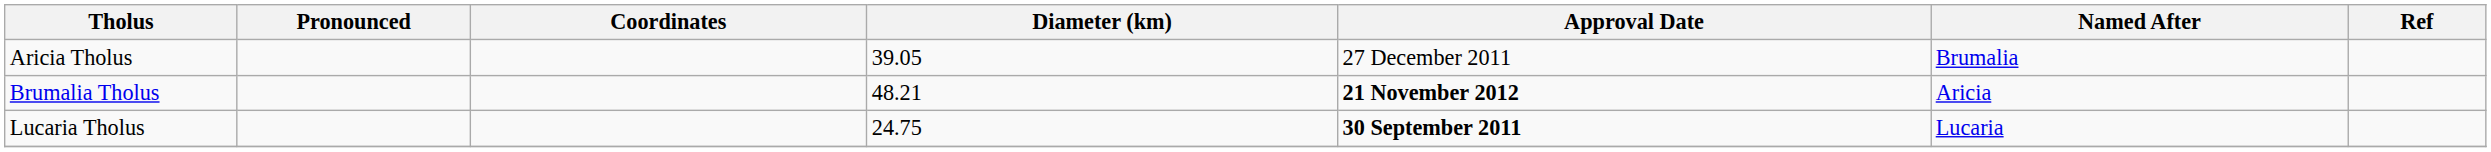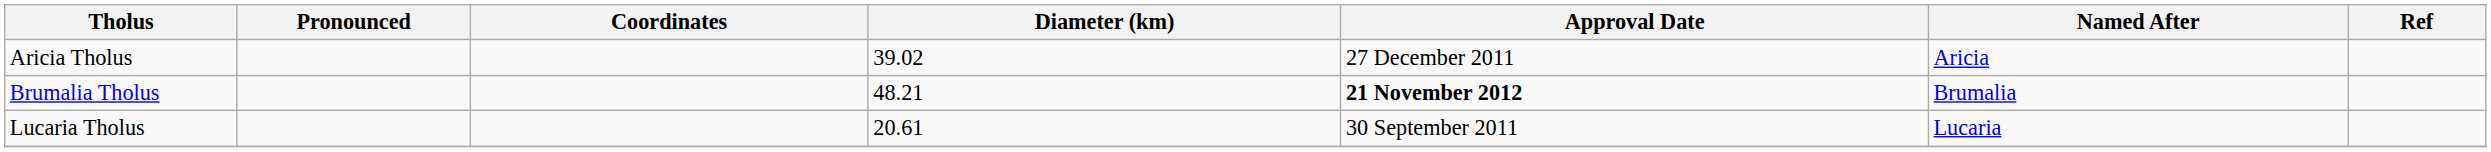(897, 57) 39.05 -> (898, 57) 39.02
(1977, 57) Brumalia -> (1961, 57) Aricia
(1963, 92) Aricia -> (1975, 92) Brumalia
(897, 127) 24.75 -> (898, 127) 20.61
(1432, 127) bold -> (1432, 127) normal
